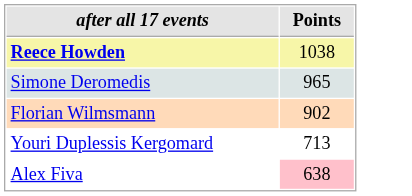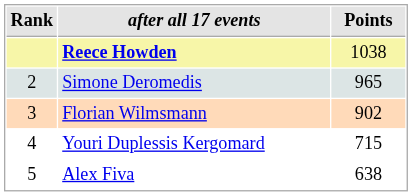+ column: (32, 21)
(317, 143) 713 -> (368, 143) 715
(317, 174) pink background -> (368, 174) no background
